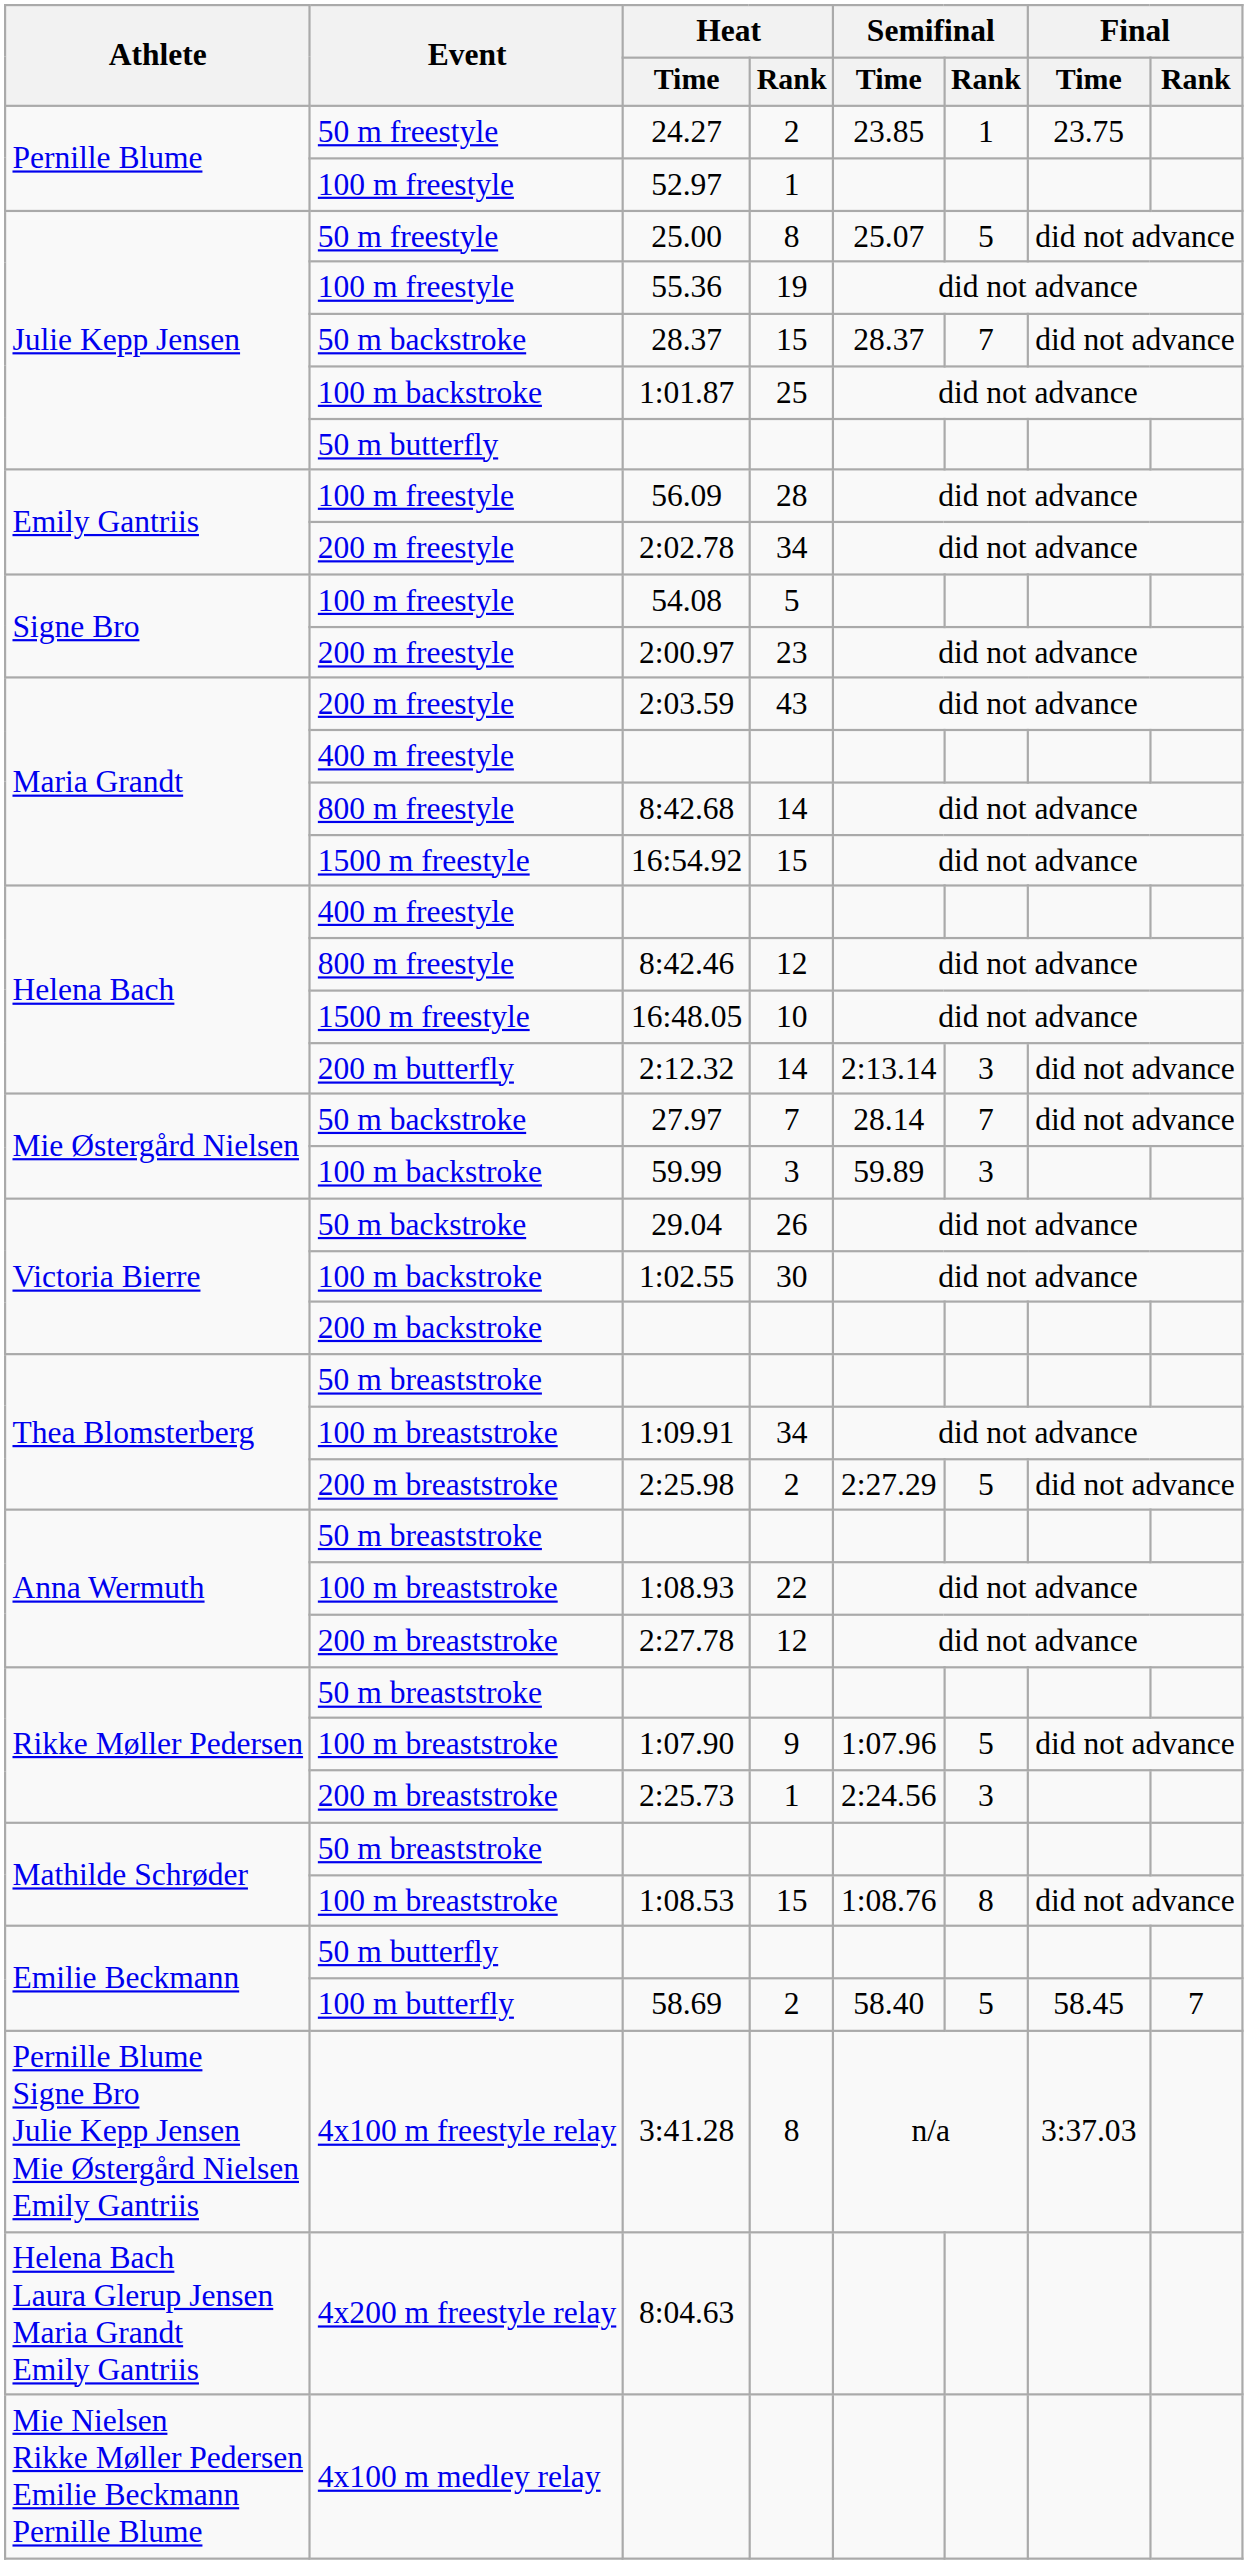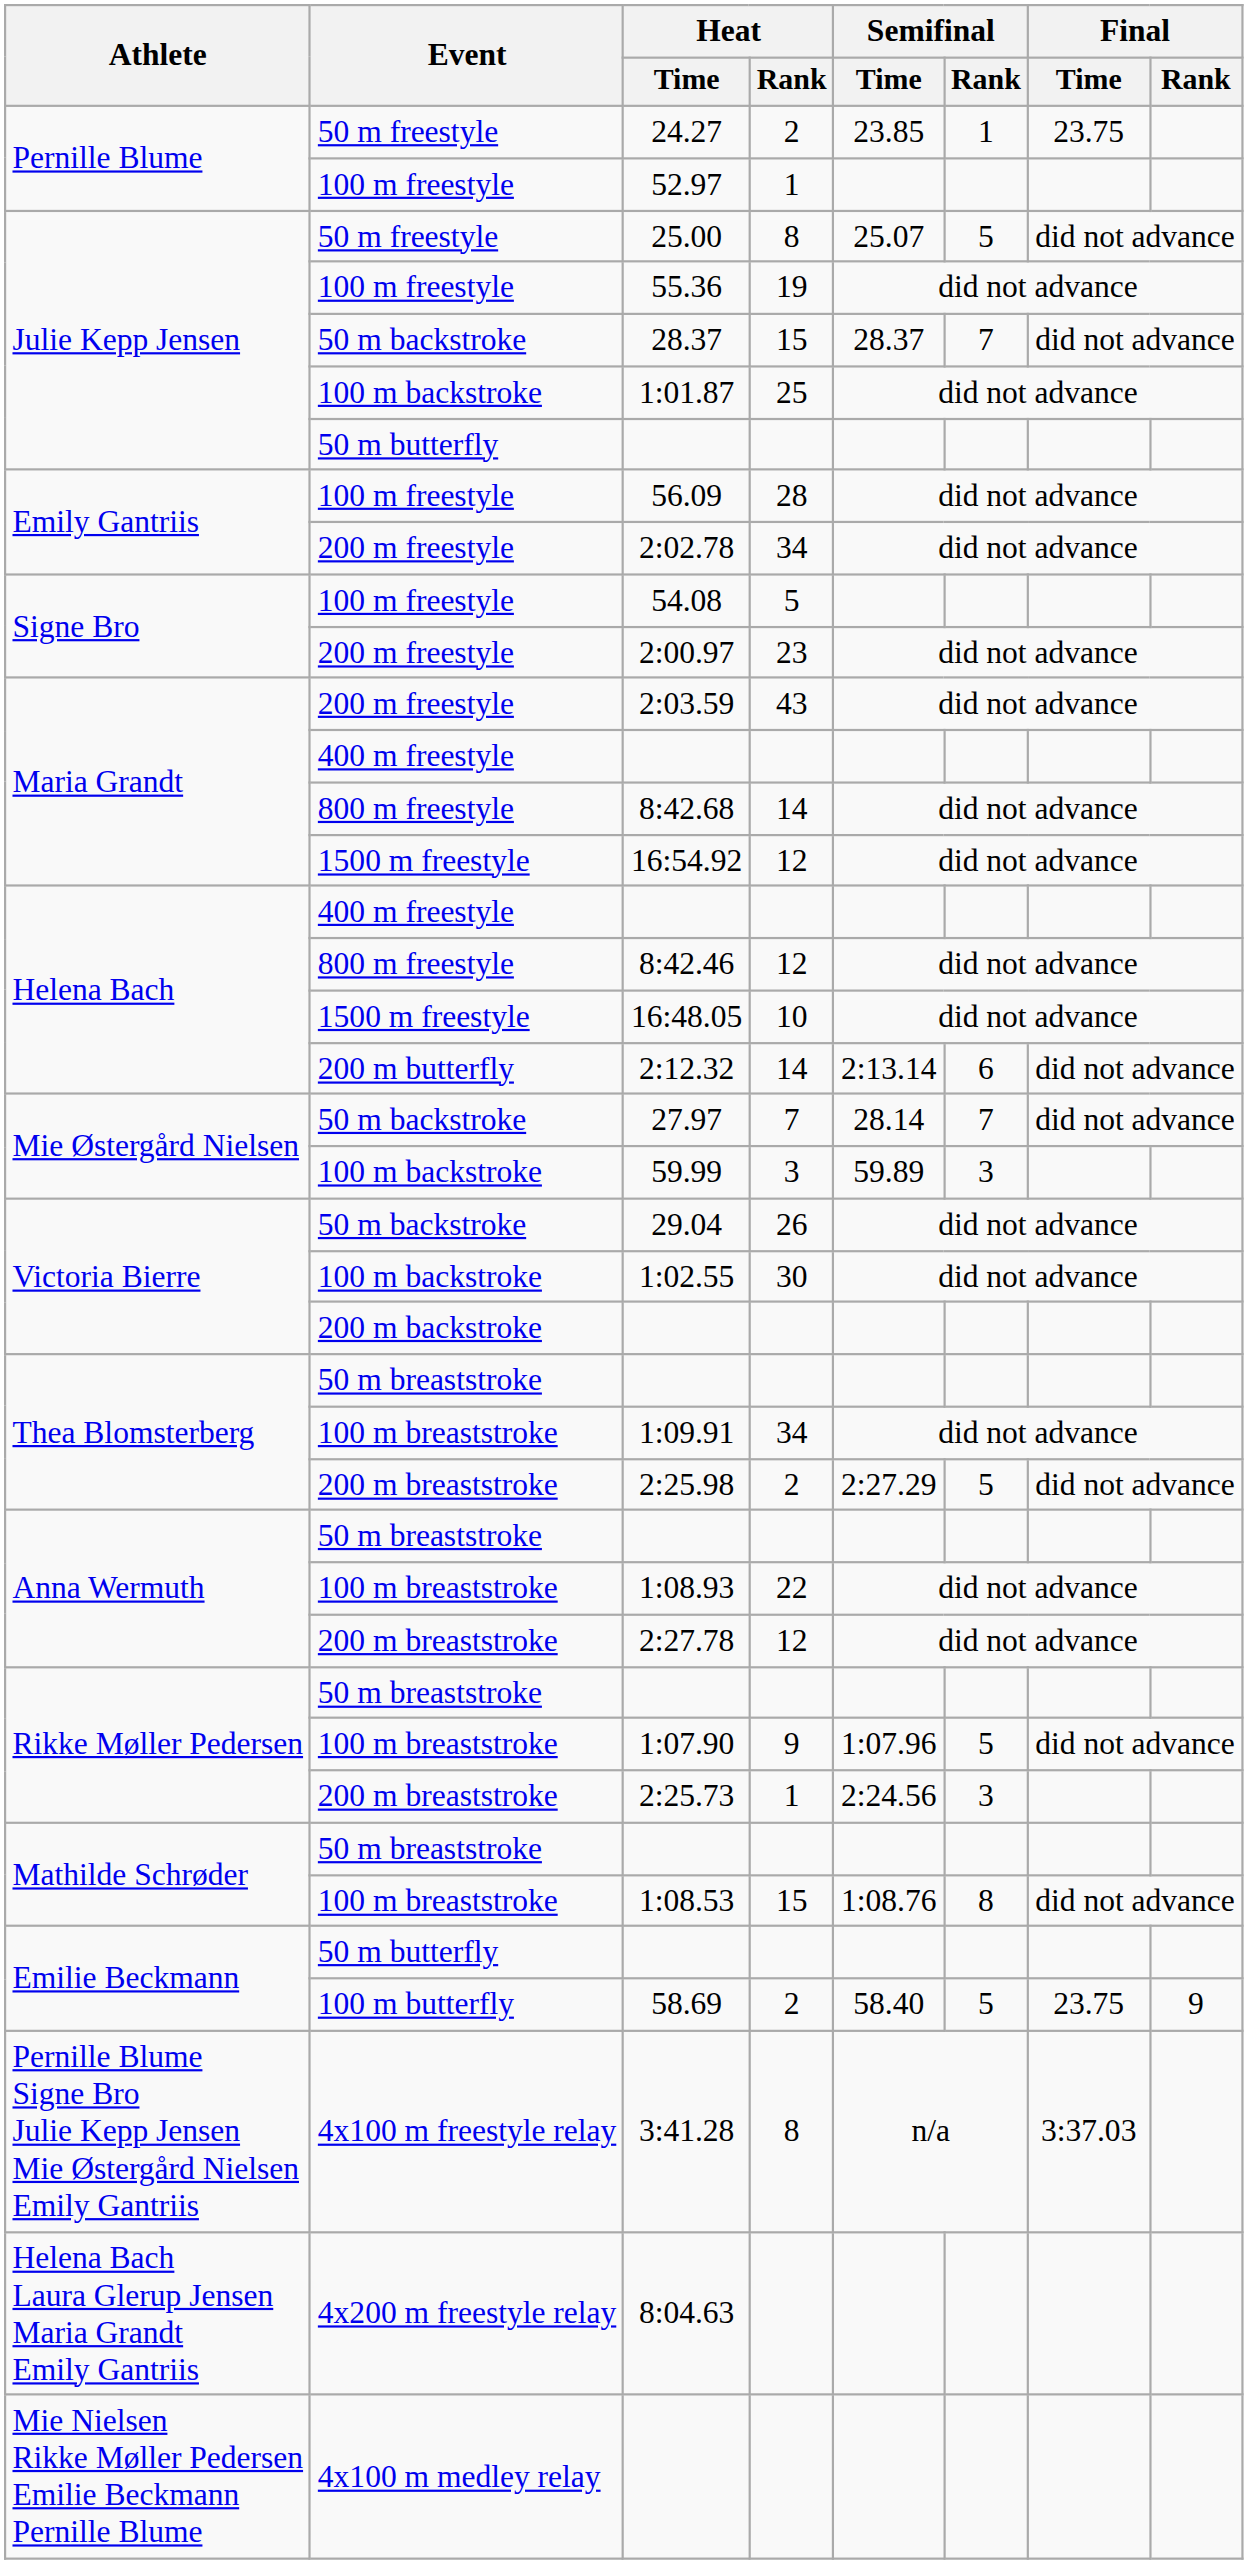(792, 860) 15 -> (792, 860) 12
(986, 1068) 3 -> (986, 1068) 6
(1089, 2004) 58.45 -> (1089, 2004) 23.75
(1196, 2004) 7 -> (1196, 2004) 9
